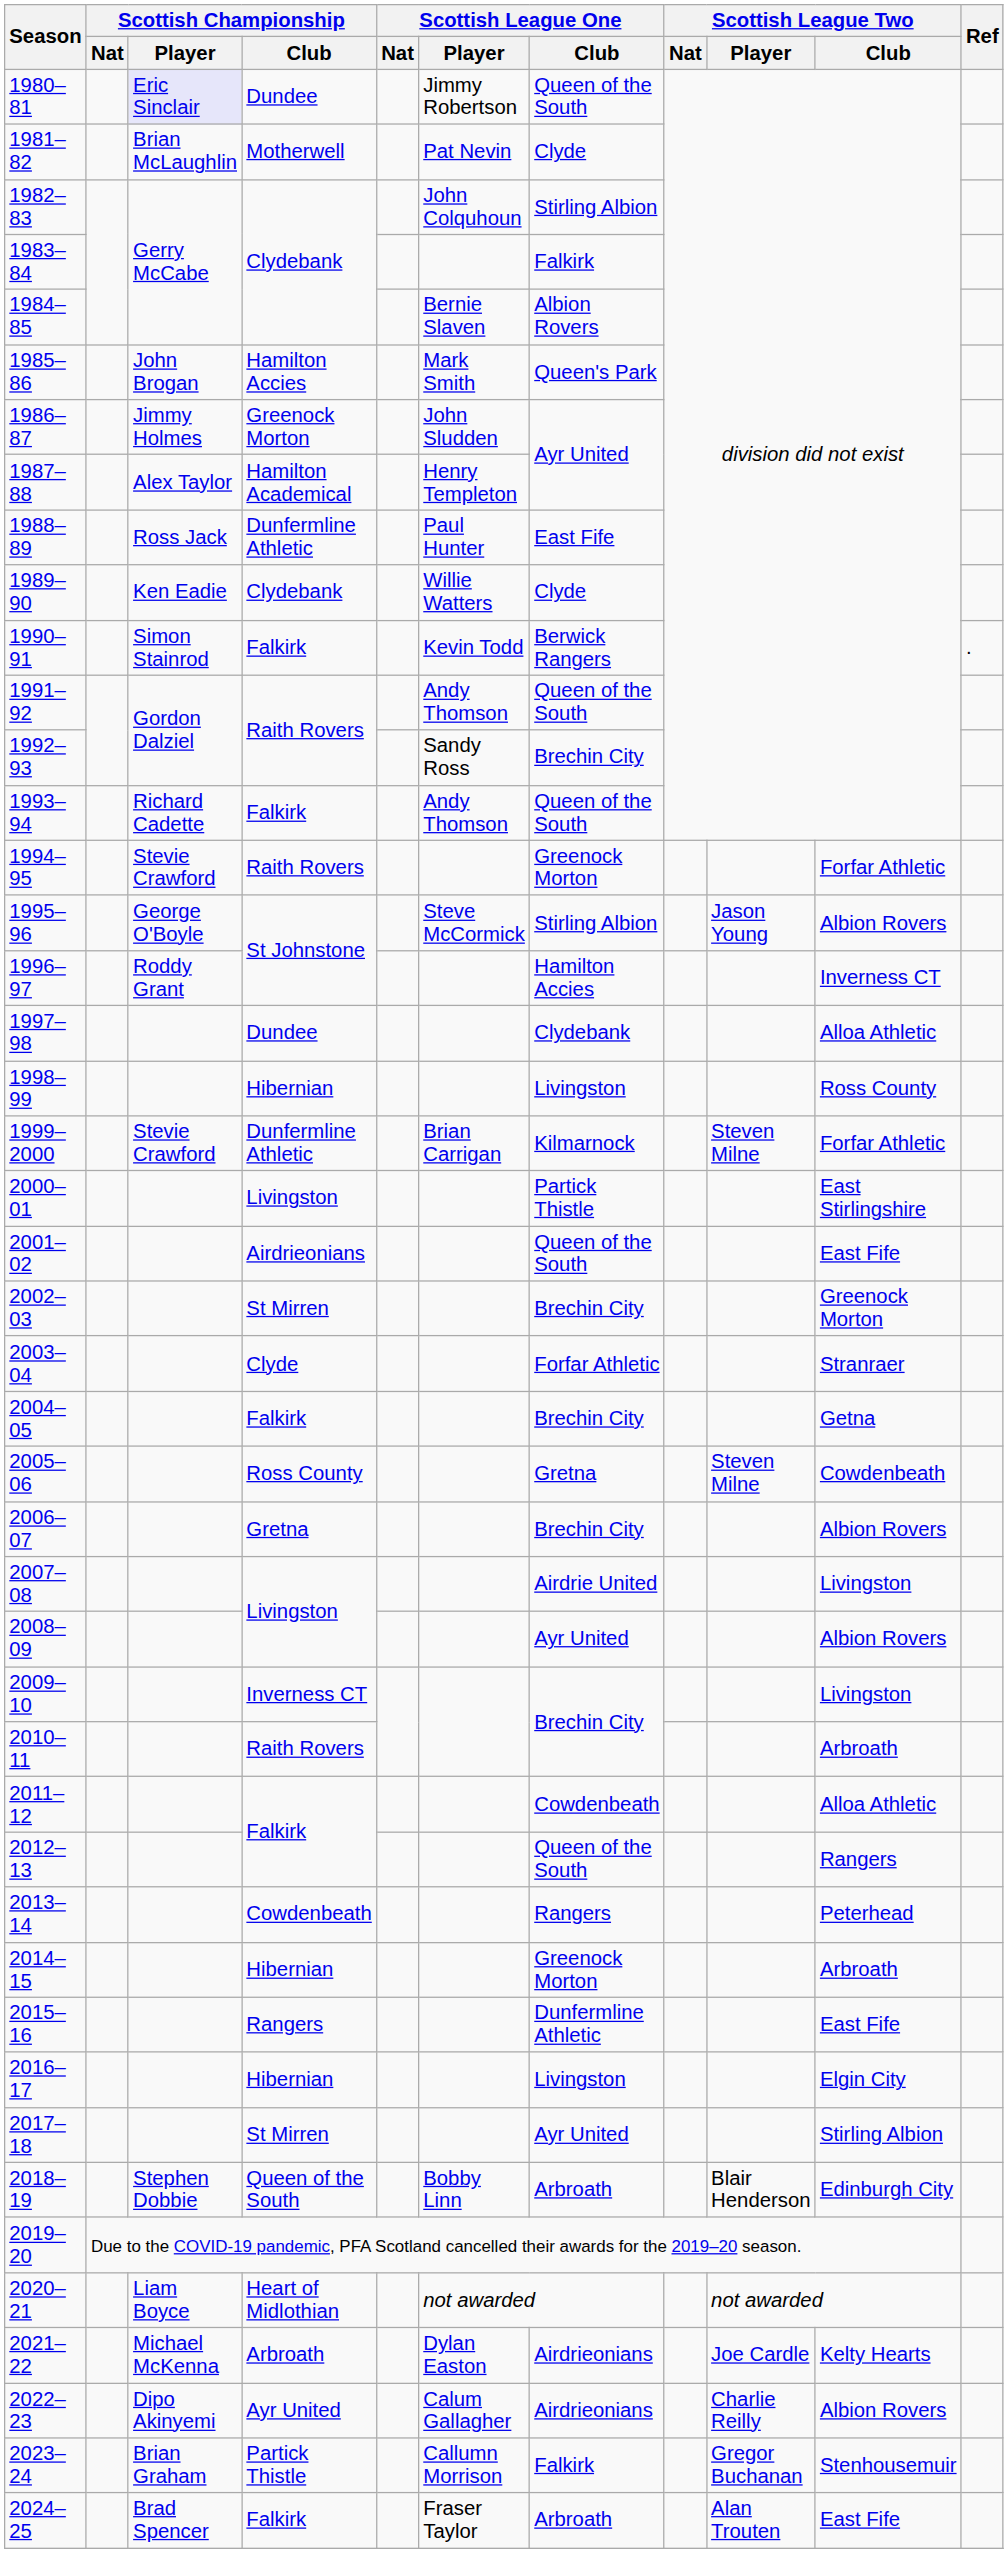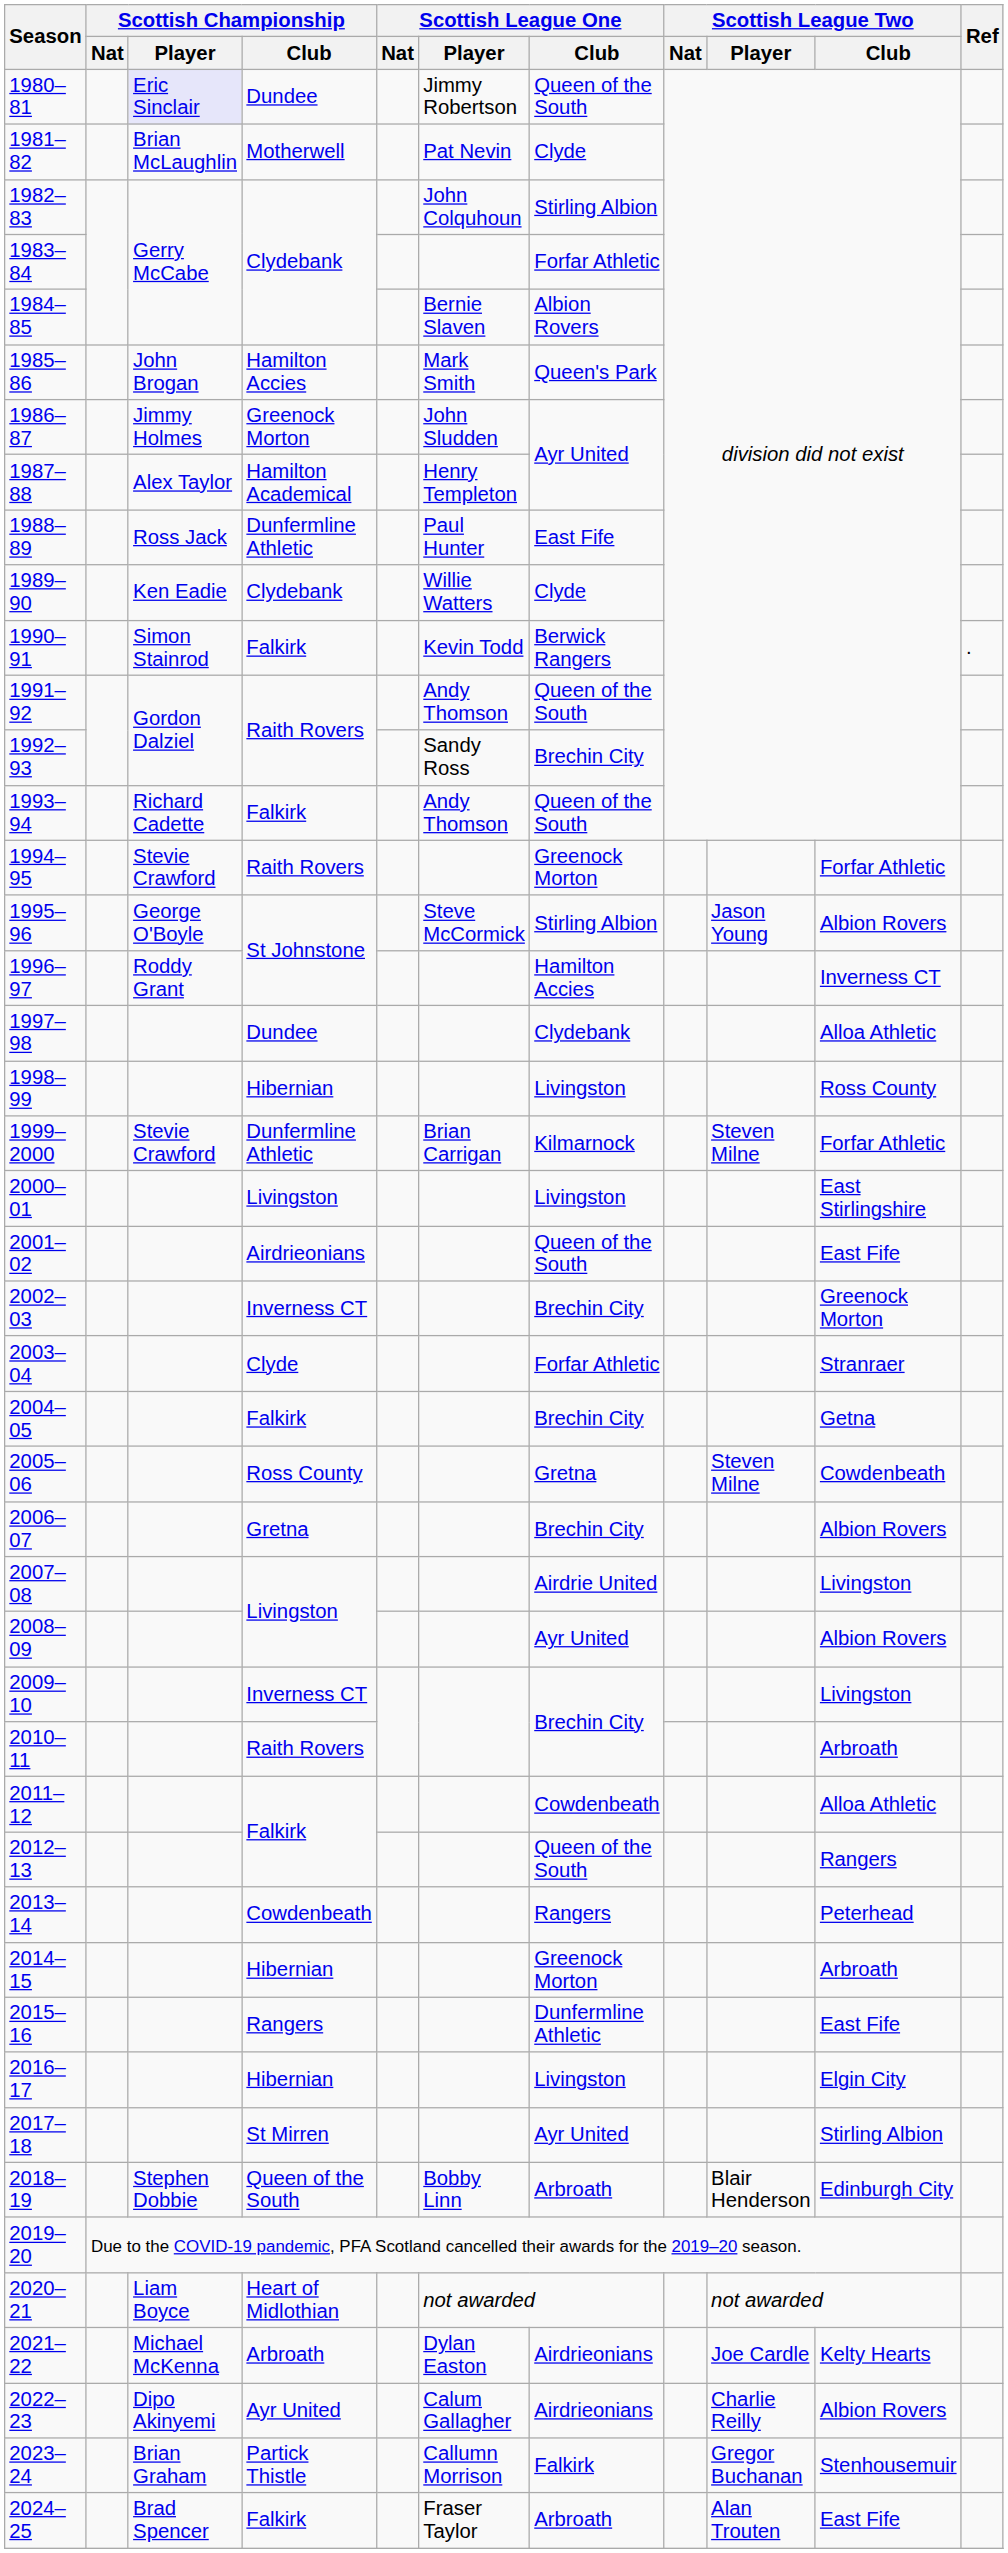(564, 261) Falkirk -> (597, 261) Forfar Athletic
(565, 1198) Partick Thistle -> (580, 1198) Livingston
(288, 1308) St Mirren -> (307, 1308) Inverness CT
